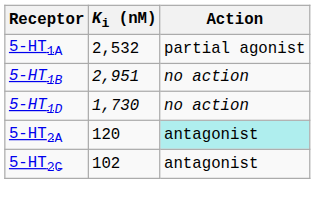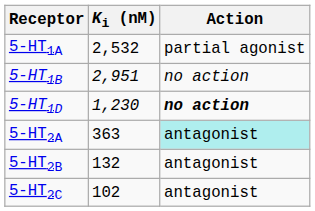(116, 106) 1,730 -> (116, 106) 1,230
(206, 106) normal -> (206, 106) bold
(106, 135) 120 -> (106, 135) 363
+ row: (36, 164)
